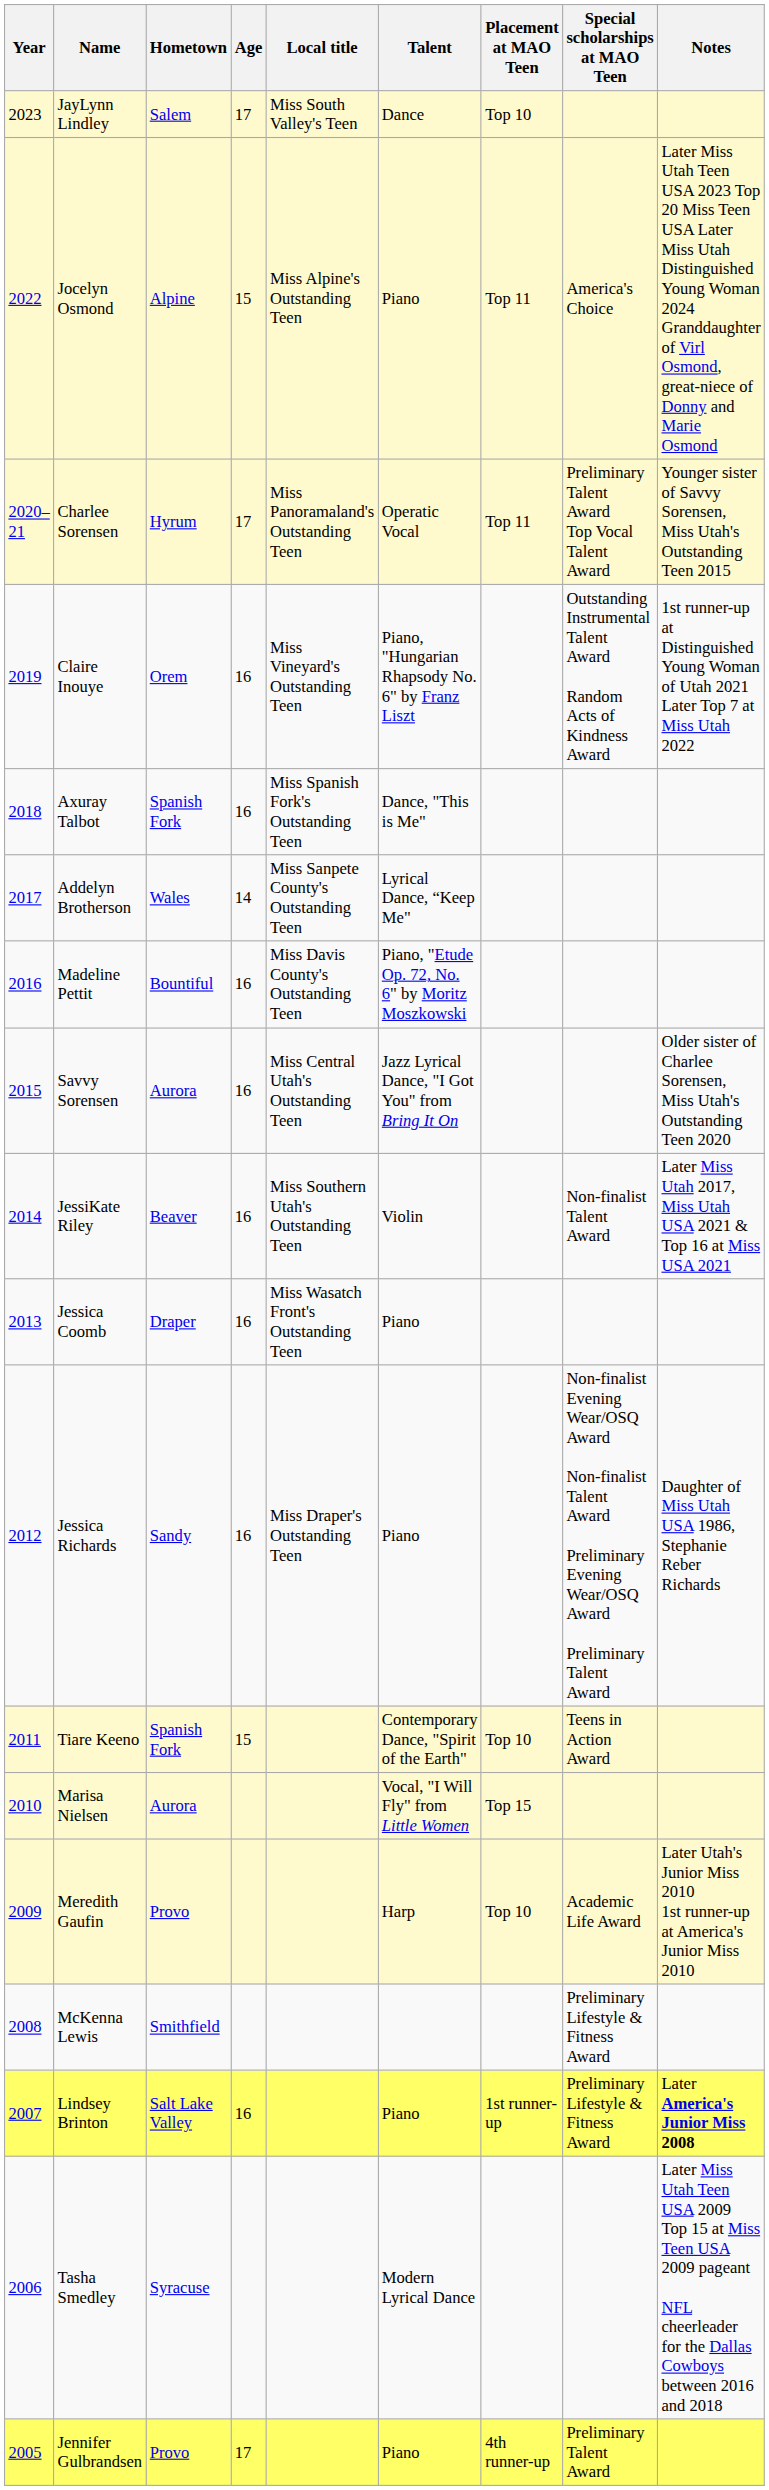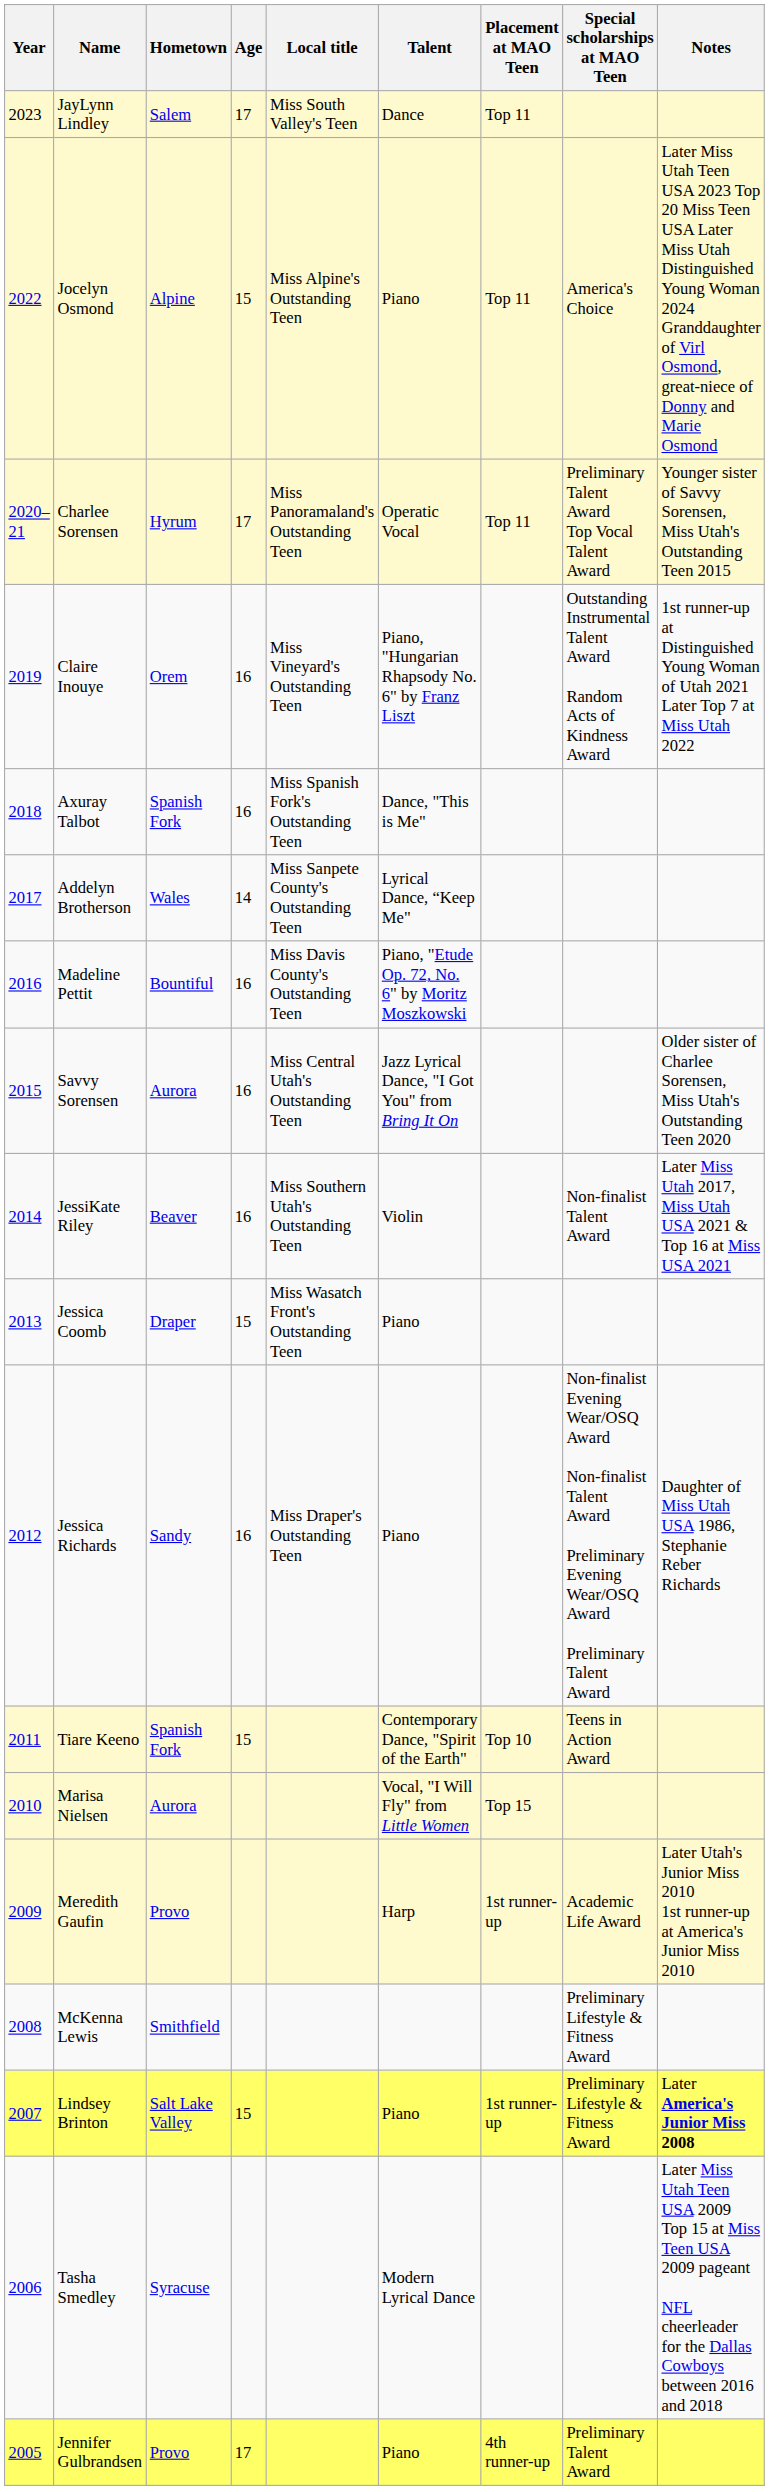(508, 114) Top 10 -> (508, 114) Top 11
(243, 1321) 16 -> (243, 1321) 15
(508, 1911) Top 10 -> (521, 1911) 1st runner-up
(243, 2113) 16 -> (243, 2113) 15
